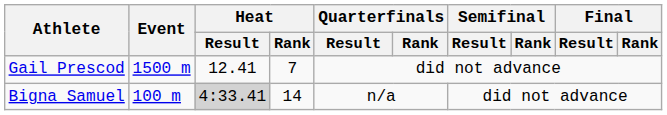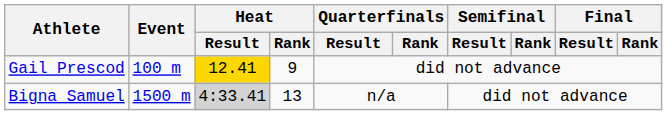(162, 69) 1500 m -> (157, 69) 100 m
(232, 69) no background -> (232, 69) gold background
(292, 69) 7 -> (292, 69) 9
(157, 96) 100 m -> (162, 96) 1500 m
(292, 96) 14 -> (292, 96) 13
